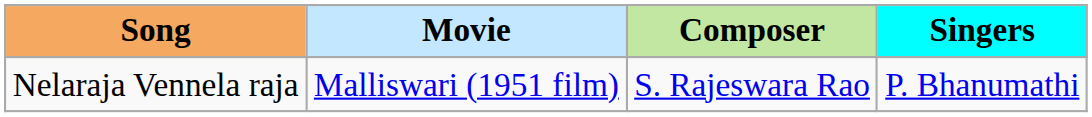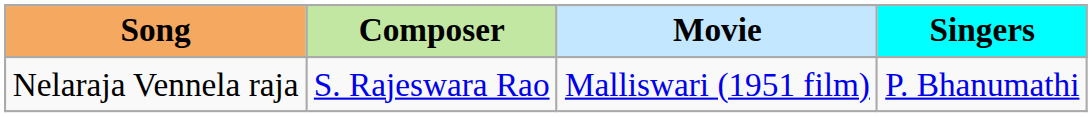columns swapped: (466, 30) <-> (752, 30)
